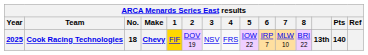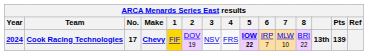(15, 40) 2025 -> (15, 40) 2024
(133, 40) 18 -> (133, 40) 17
(249, 40) normal -> (249, 40) bold
(339, 40) 140 -> (339, 40) 139
